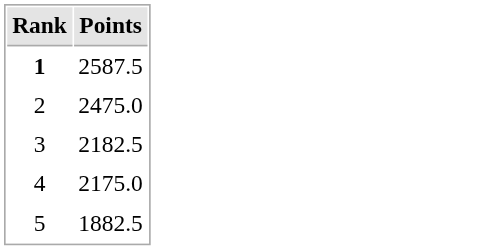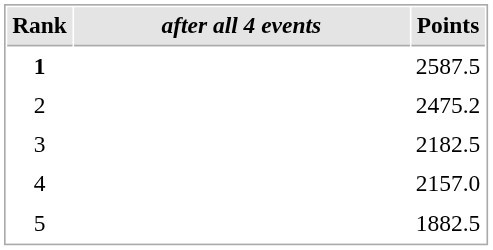+ column: (241, 25)
(111, 105) 2475.0 -> (448, 105) 2475.2
(111, 183) 2175.0 -> (448, 183) 2157.0
